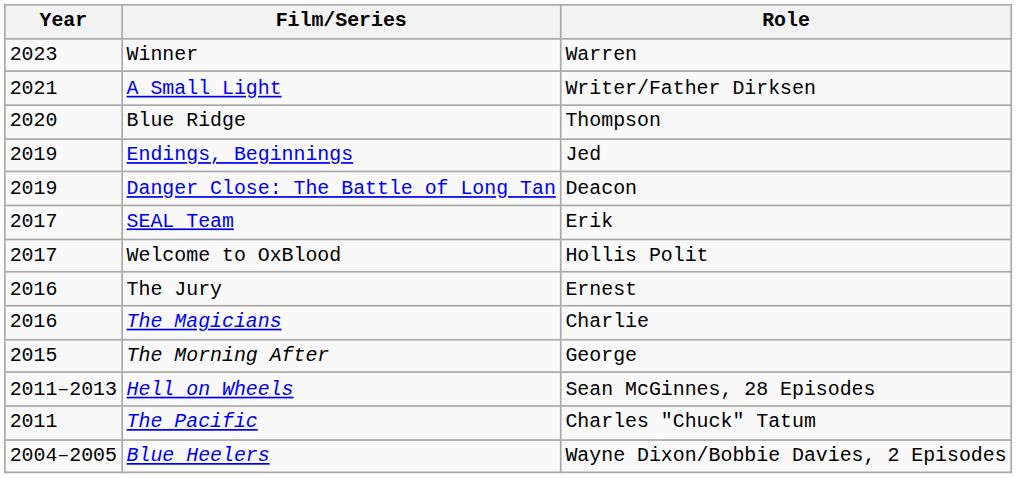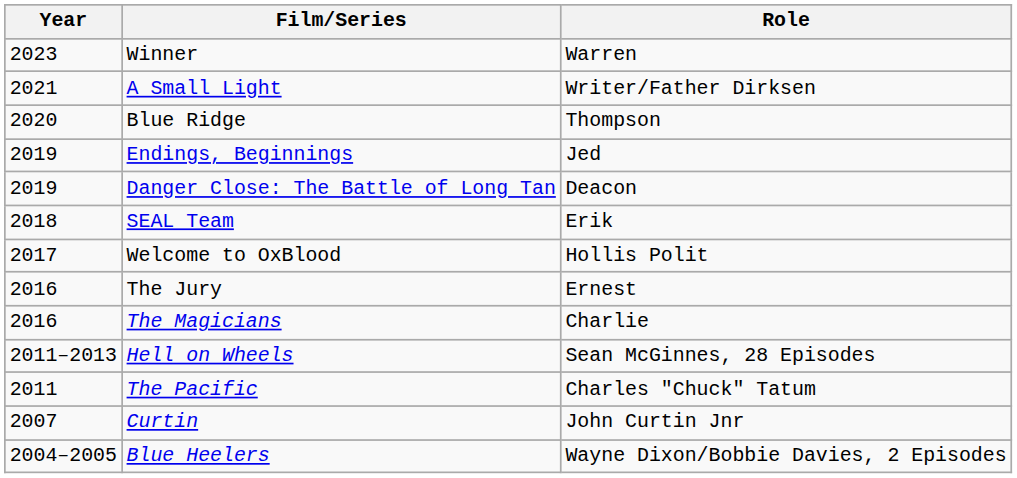(34, 222) 2017 -> (34, 222) 2018
- row: (228, 355)
+ row: (162, 422)
